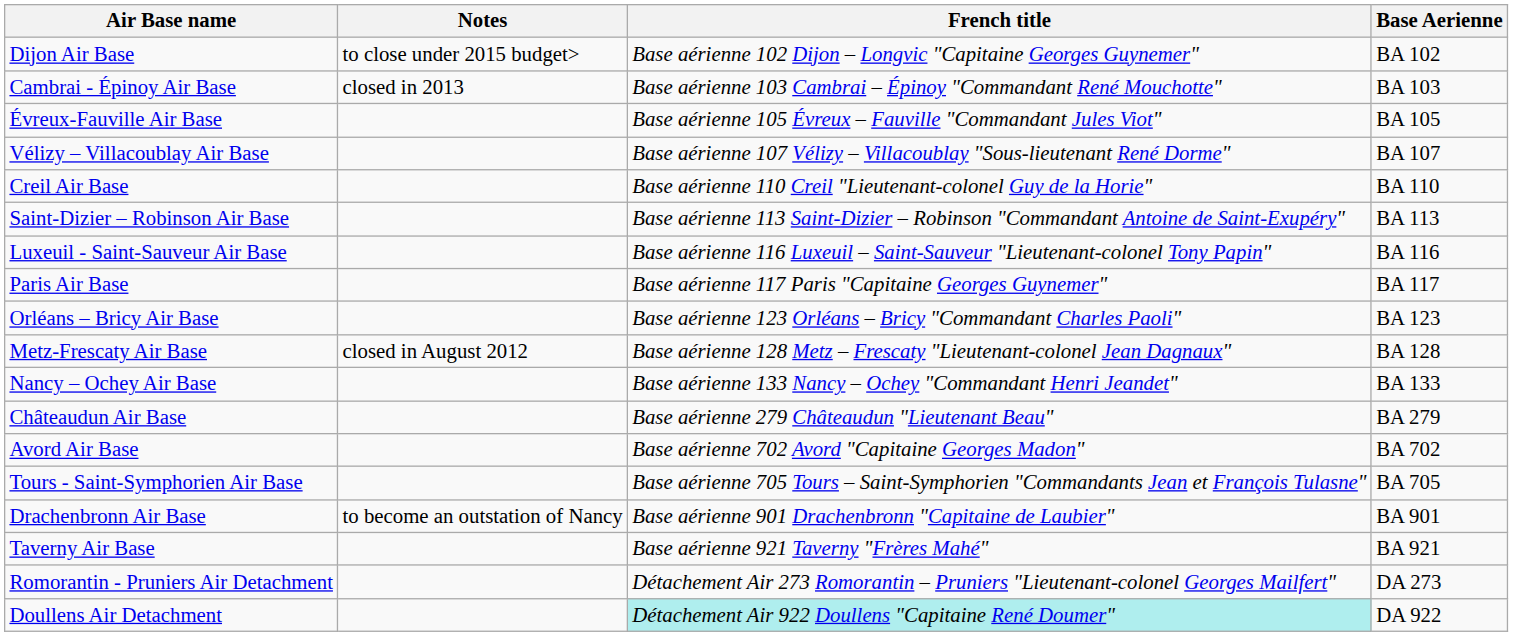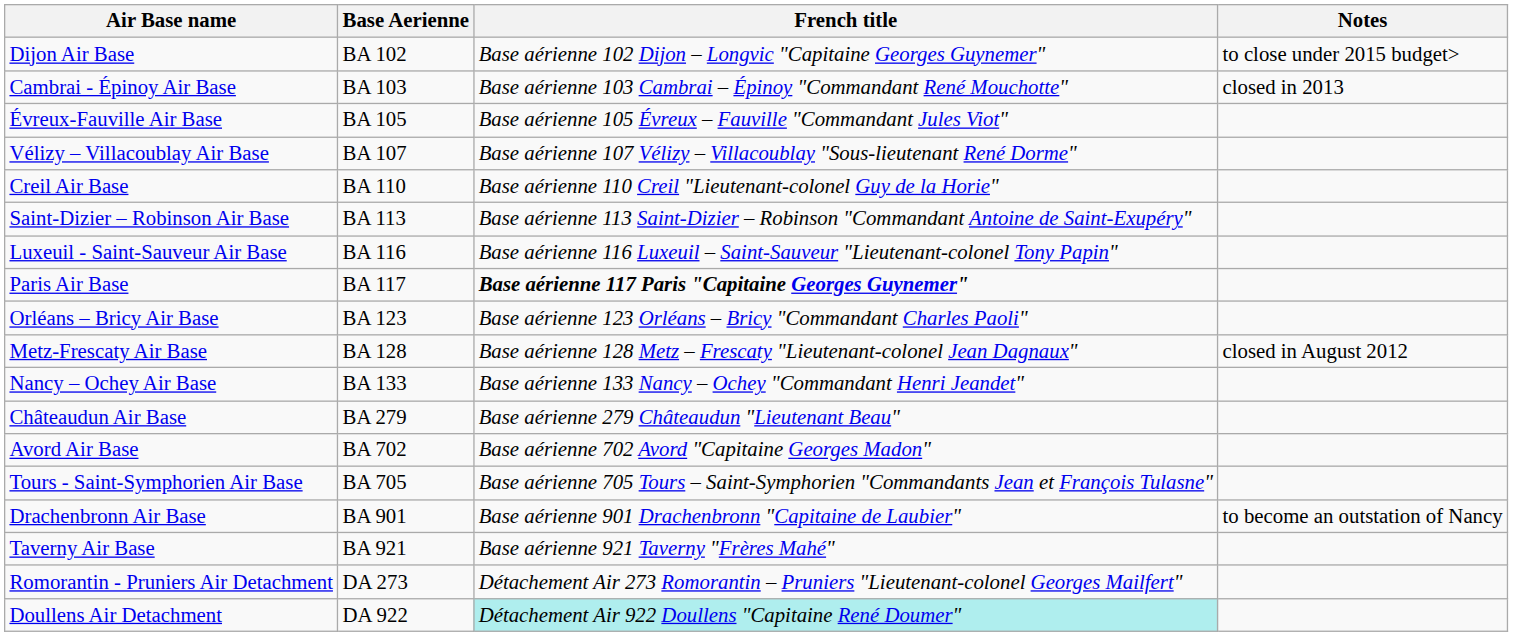columns swapped: (1439, 20) <-> (483, 20)
(870, 284) normal -> (724, 284) bold
